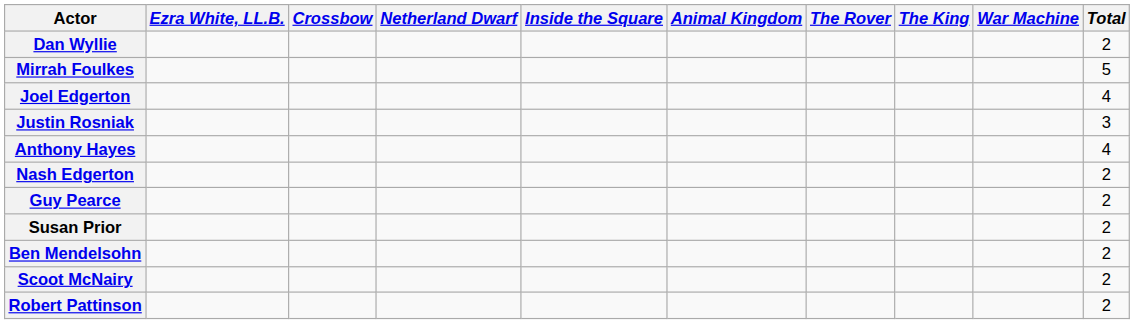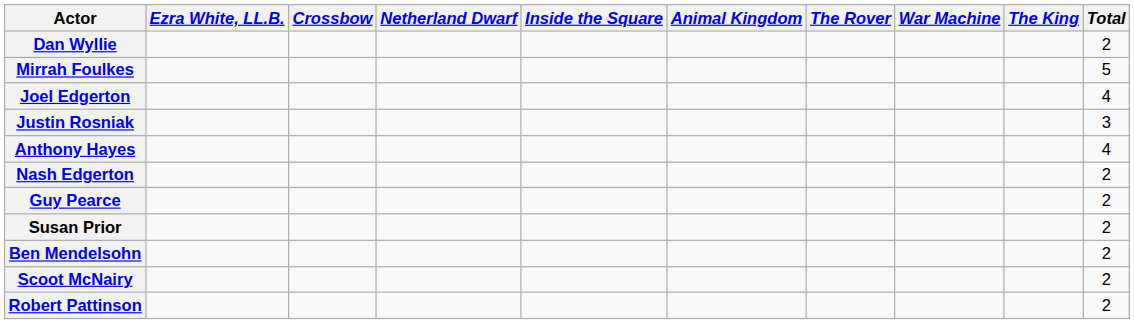columns swapped: (1028, 18) <-> (934, 18)
